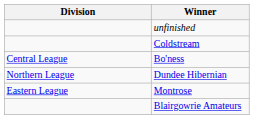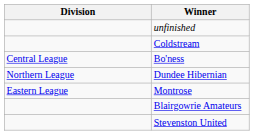+ row: (190, 122)
